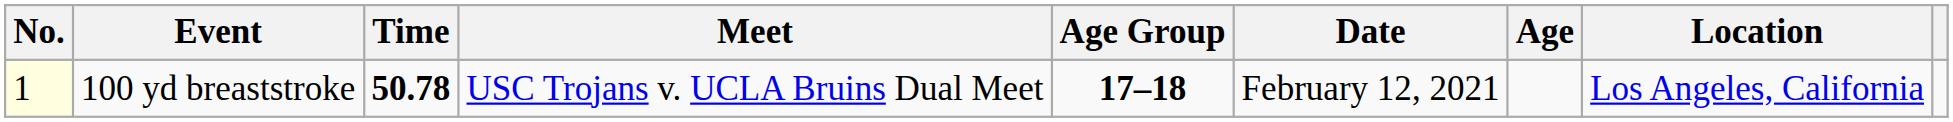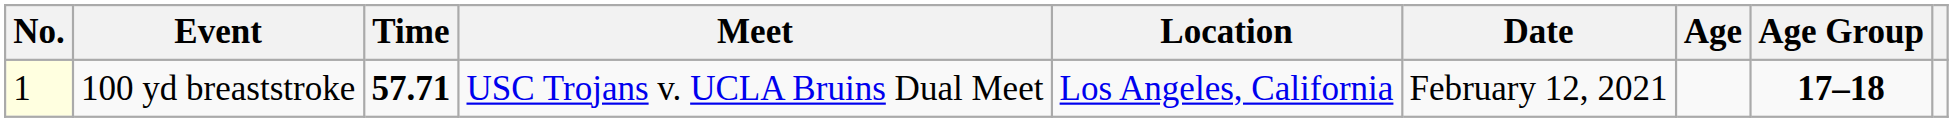columns swapped: (1757, 32) <-> (1143, 32)
(411, 87) 50.78 -> (411, 87) 57.71
